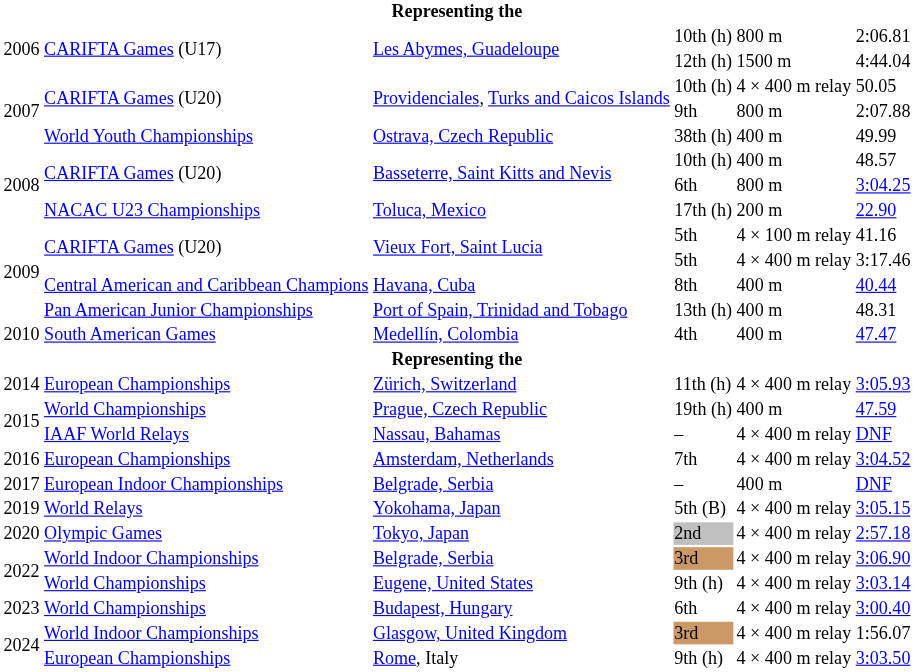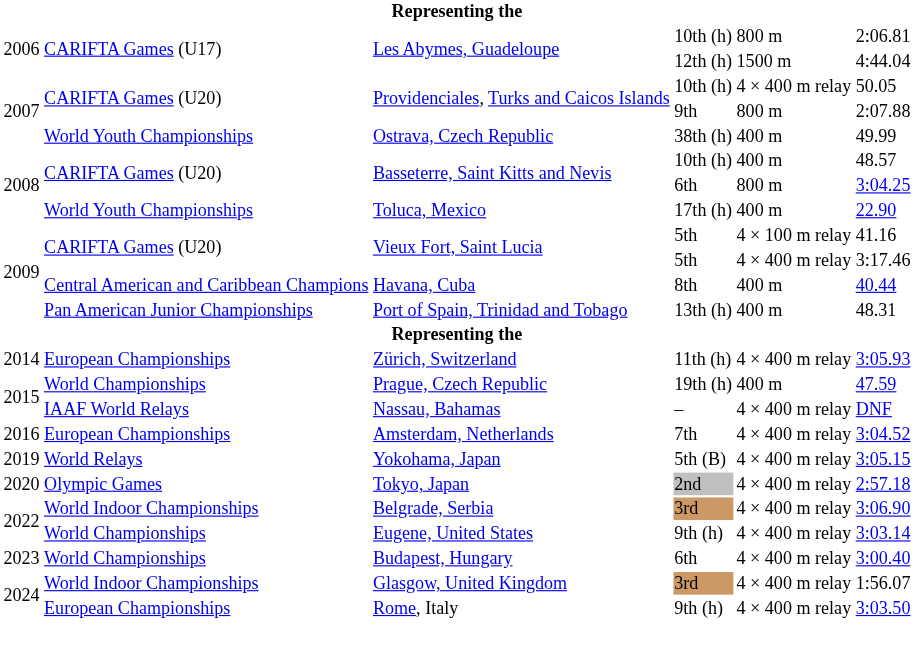(152, 210) NACAC U23 Championships -> (149, 210) World Youth Championships
(759, 210) 200 m -> (759, 210) 400 m
- row: (446, 334)
- row: (433, 483)
